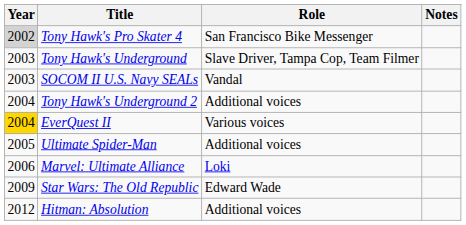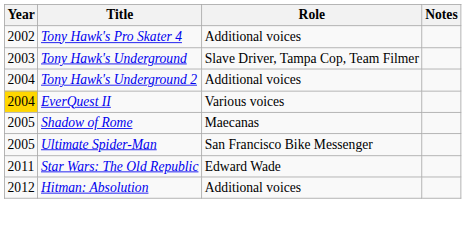(21, 36) lightgrey background -> (21, 36) no background
(289, 36) San Francisco Bike Messenger -> (253, 36) Additional voices
- row: (120, 79)
+ row: (87, 123)
(253, 144) Additional voices -> (289, 144) San Francisco Bike Messenger
- row: (113, 166)
(21, 187) 2009 -> (21, 166) 2011
